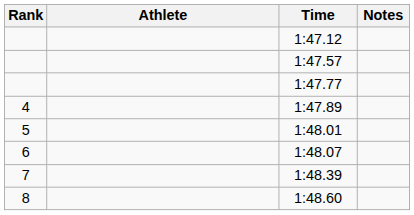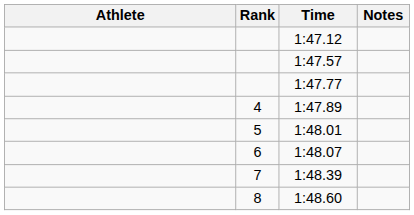columns swapped: (26, 15) <-> (163, 15)
